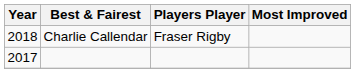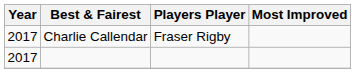(22, 36) 2018 -> (22, 36) 2017
